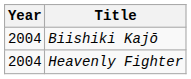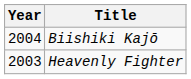(25, 62) 2004 -> (25, 62) 2003
